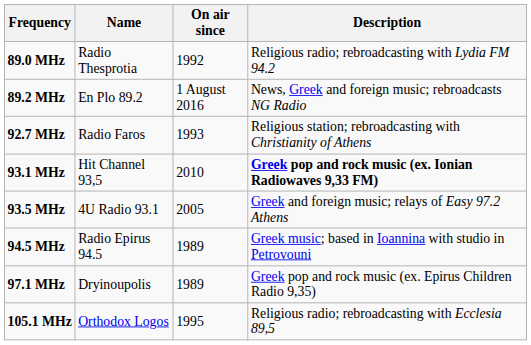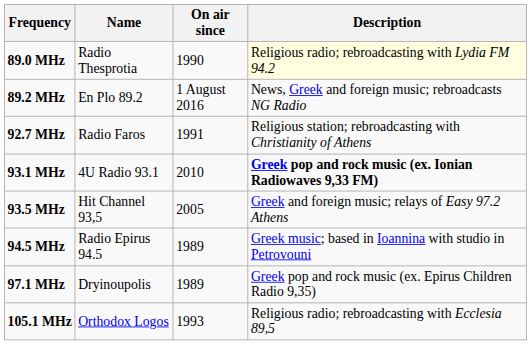(190, 60) 1992 -> (190, 60) 1990
(380, 60) no background -> (380, 60) lightyellow background
(190, 135) 1993 -> (190, 135) 1991
(112, 172) Hit Channel 93,5 -> (118, 172) 4U Radio 93.1
(118, 209) 4U Radio 93.1 -> (112, 209) Hit Channel 93,5
(190, 321) 1995 -> (190, 321) 1993
